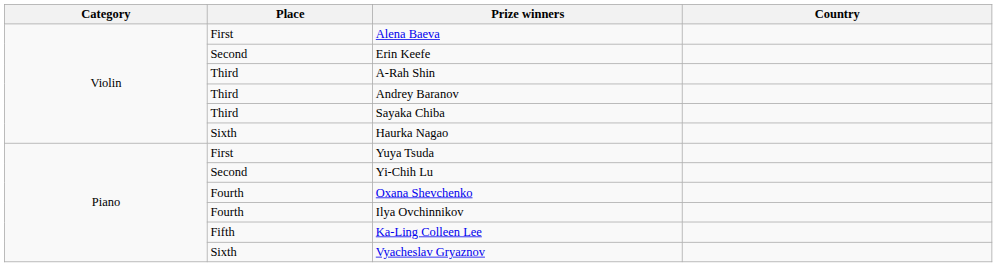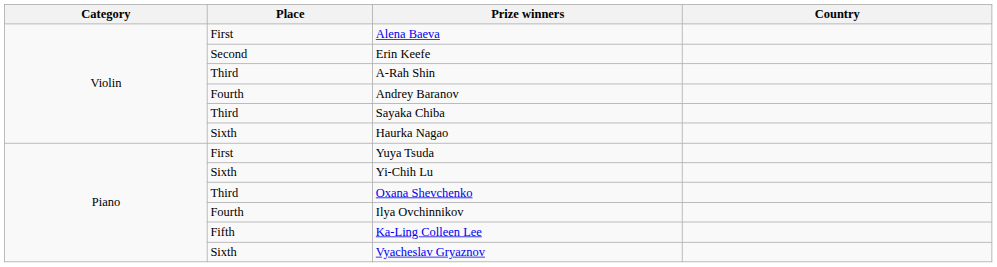(224, 93) Third -> (227, 93) Fourth
(229, 172) Second -> (224, 172) Sixth
(227, 192) Fourth -> (224, 192) Third
